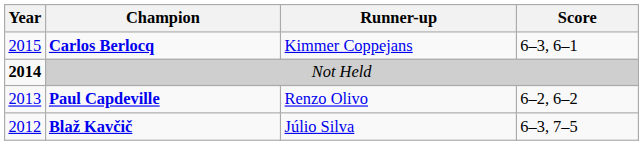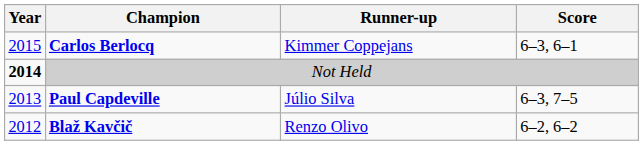(326, 99) Renzo Olivo -> (319, 99) Júlio Silva
(549, 99) 6–2, 6–2 -> (549, 99) 6–3, 7–5
(319, 126) Júlio Silva -> (326, 126) Renzo Olivo
(549, 126) 6–3, 7–5 -> (549, 126) 6–2, 6–2
